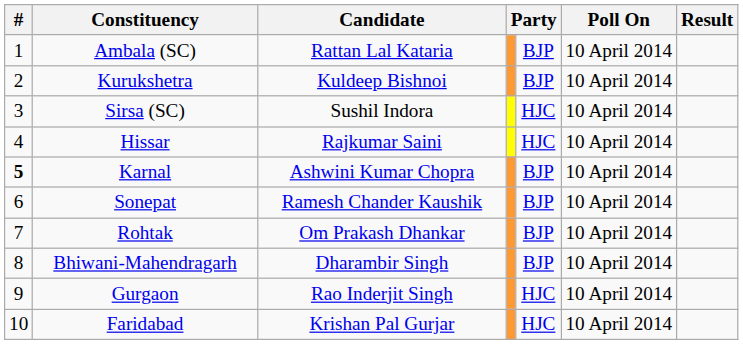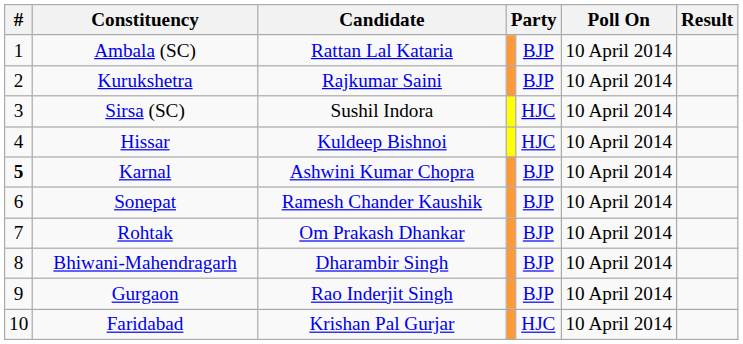(382, 80) Kuldeep Bishnoi -> (382, 80) Rajkumar Saini
(382, 141) Rajkumar Saini -> (382, 141) Kuldeep Bishnoi
(538, 293) HJC -> (538, 293) BJP
